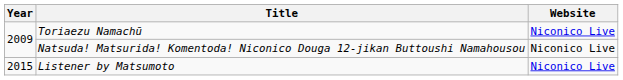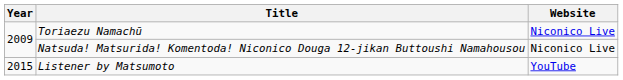(573, 66) Niconico Live -> (553, 66) YouTube
